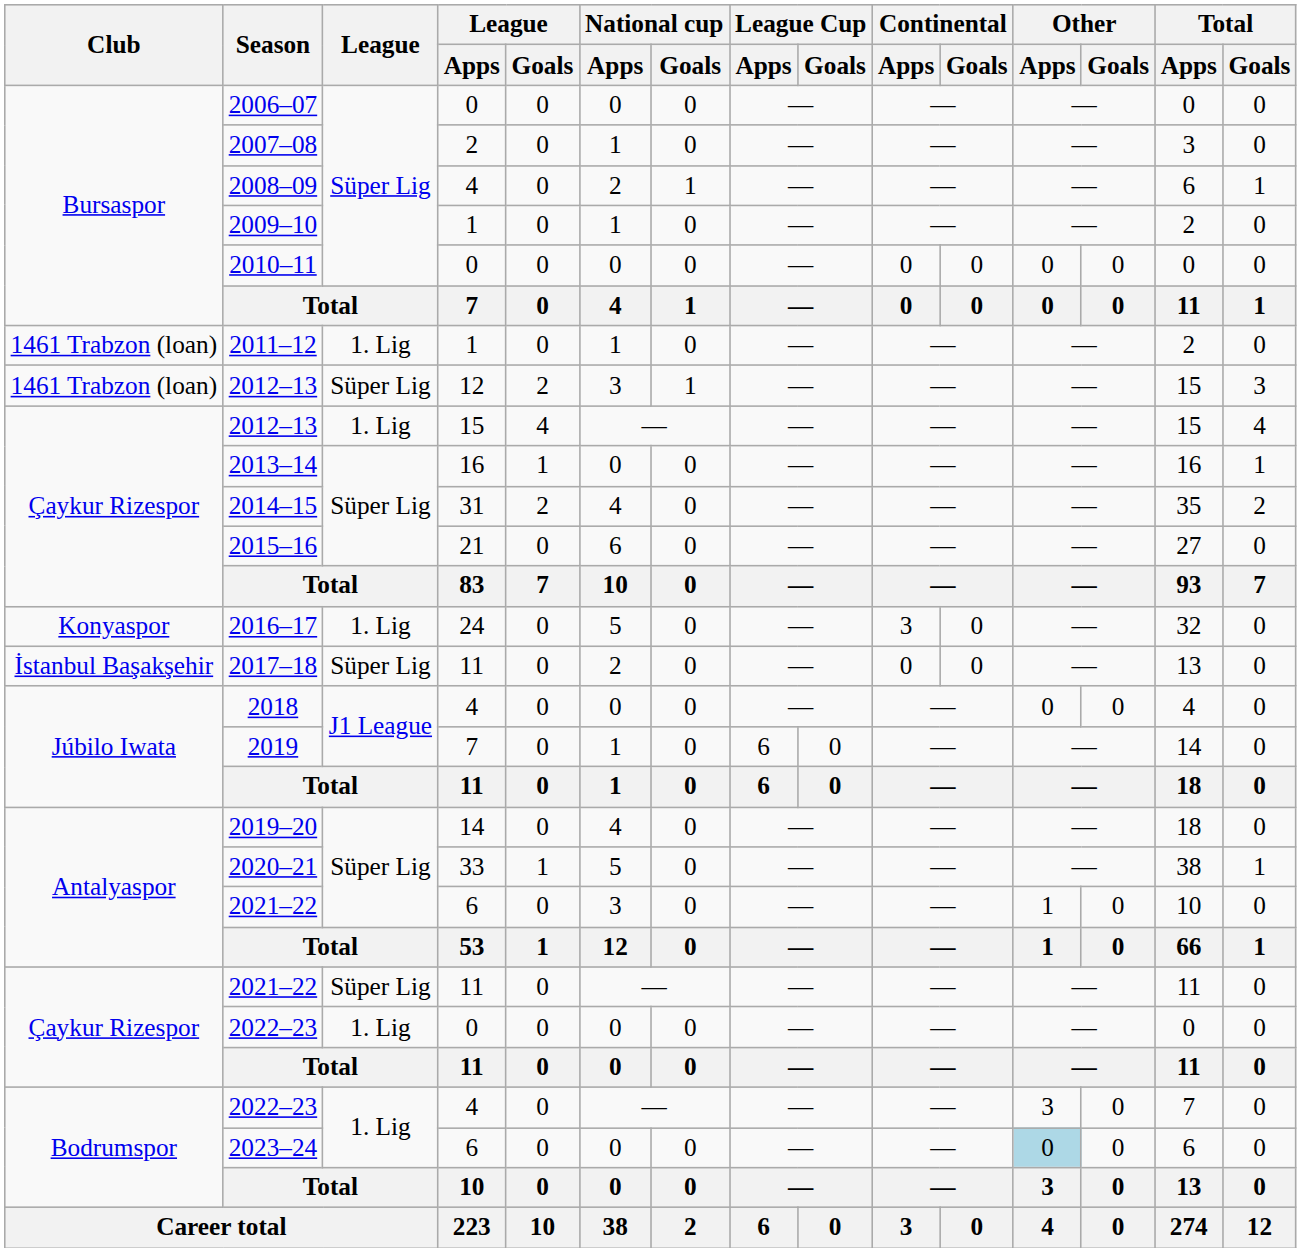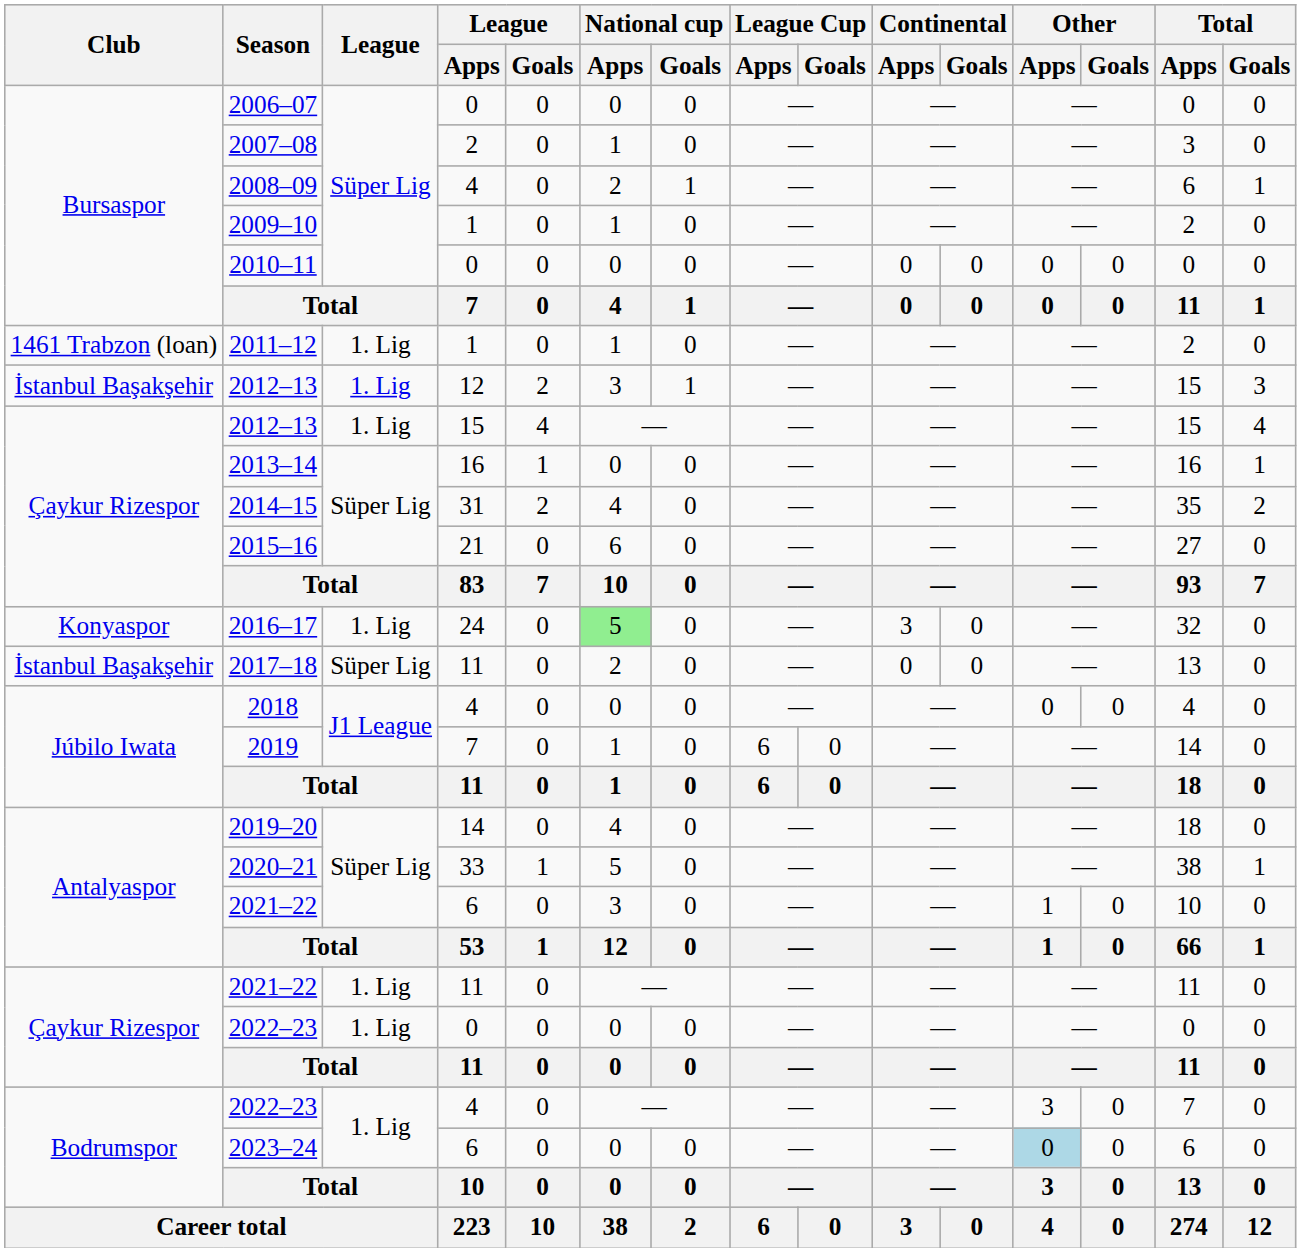(114, 385) 1461 Trabzon (loan) -> (114, 385) İstanbul Başakşehir
(380, 385) Süper Lig -> (380, 385) 1. Lig
(615, 625) no background -> (615, 625) lightgreen background
(380, 986) Süper Lig -> (380, 986) 1. Lig
